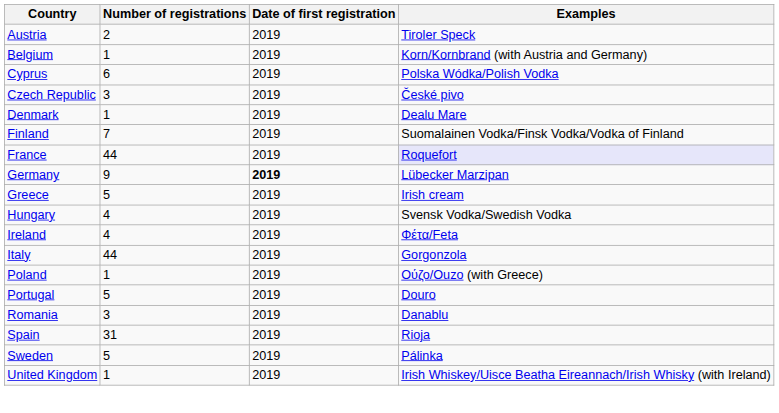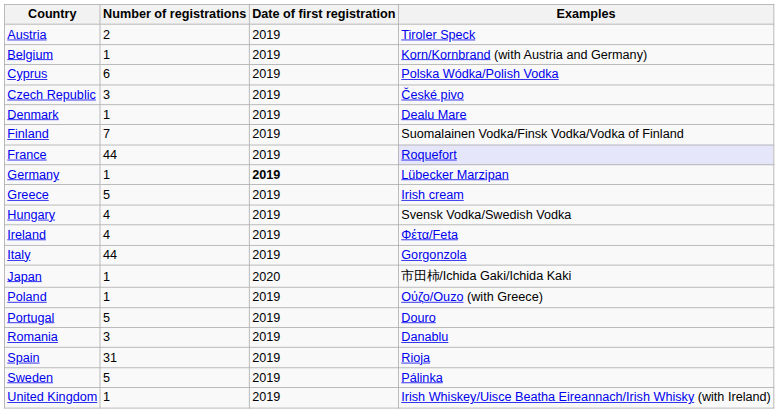(107, 174) 9 -> (107, 174) 1
+ row: (25, 276)
